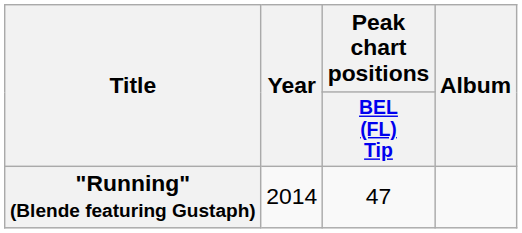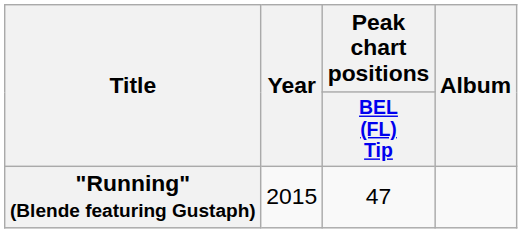(292, 196) 2014 -> (292, 196) 2015
